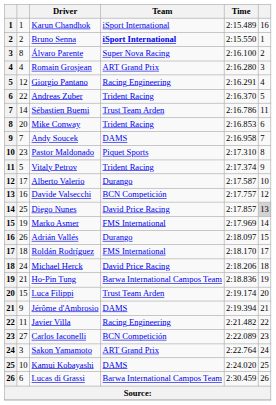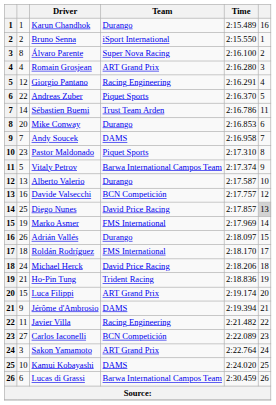(136, 25) iSport International -> (118, 25) Durango
(139, 39) bold -> (136, 39) normal
(128, 95) Trident Racing -> (126, 95) Piquet Sports
(128, 124) Trident Racing -> (118, 124) Durango
(128, 166) Trident Racing -> (162, 166) Barwa International Campos Team
(23, 180) 17 -> (23, 180) 13
(162, 279) Barwa International Campos Team -> (128, 279) Trident Racing
(133, 293) Trust Team Arden -> (131, 293) ART Grand Prix
